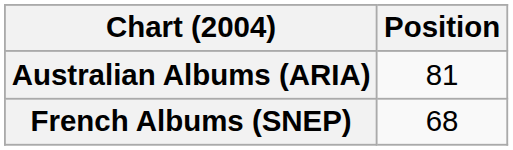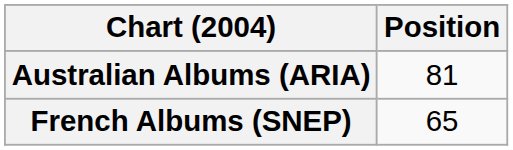(442, 121) 68 -> (442, 121) 65
